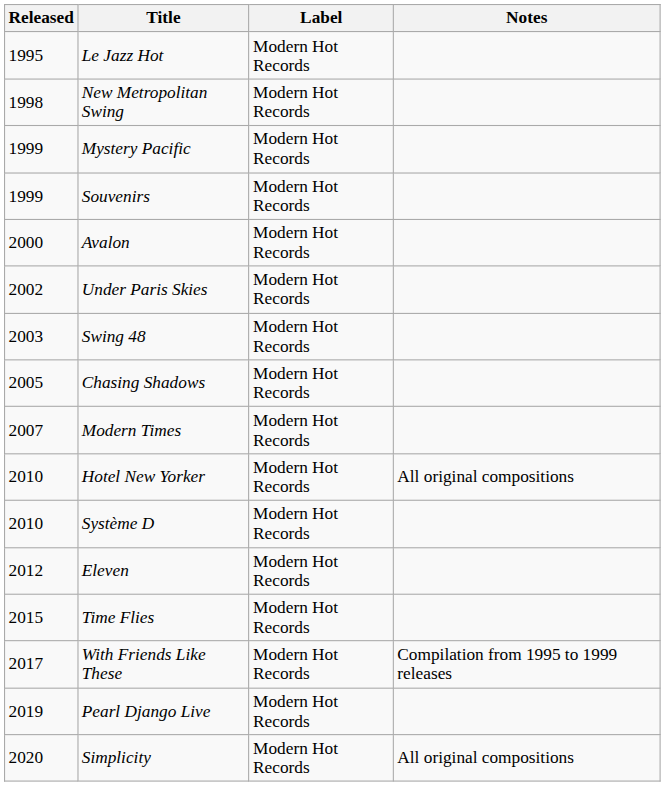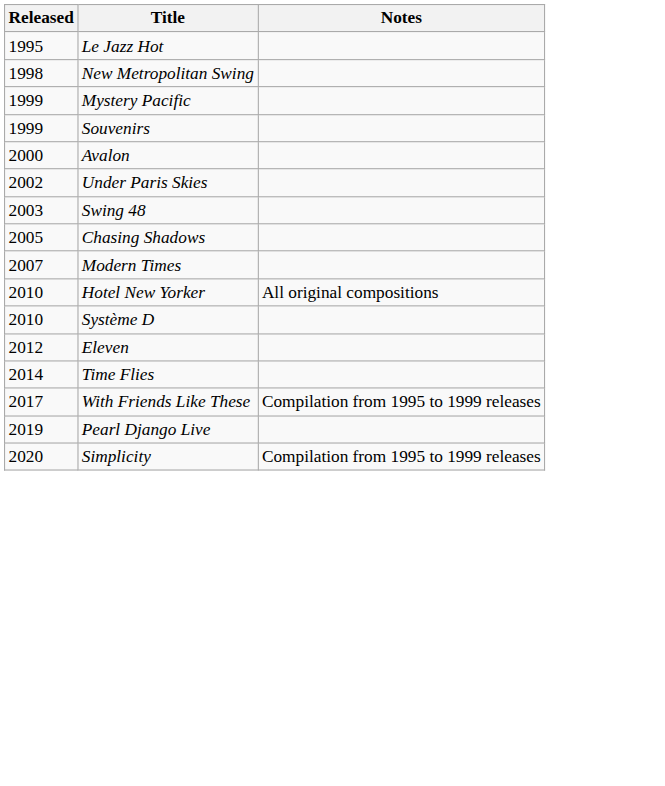- column: (321, 18)
(26, 617) 2015 -> (26, 374) 2014
(486, 758) All original compositions -> (401, 456) Compilation from 1995 to 1999 releases
